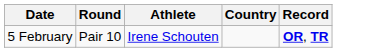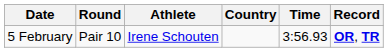+ column: (305, 15)
